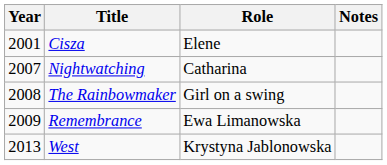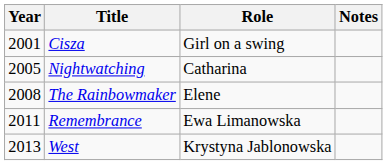(202, 43) Elene -> (234, 43) Girl on a swing
(25, 69) 2007 -> (25, 69) 2005
(234, 95) Girl on a swing -> (202, 95) Elene
(25, 120) 2009 -> (24, 120) 2011
